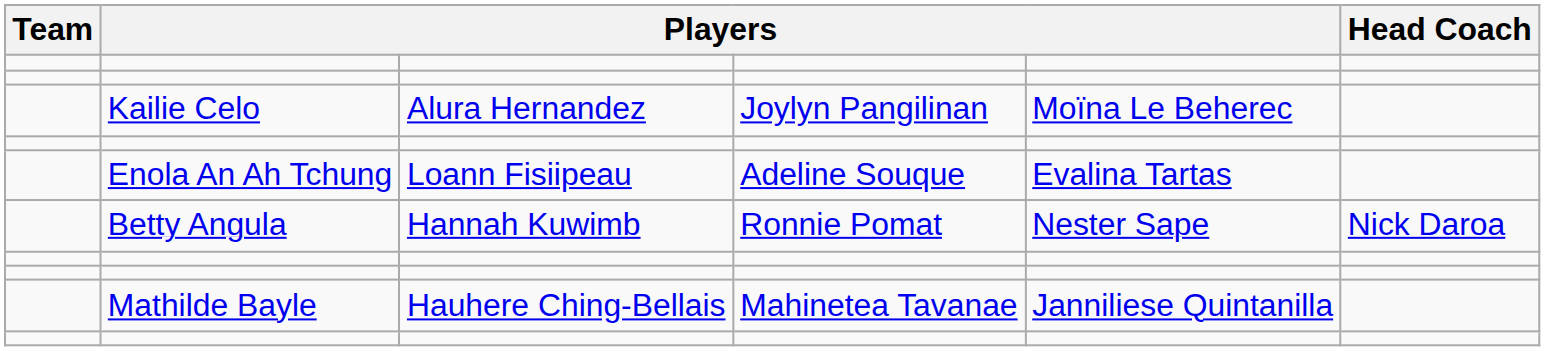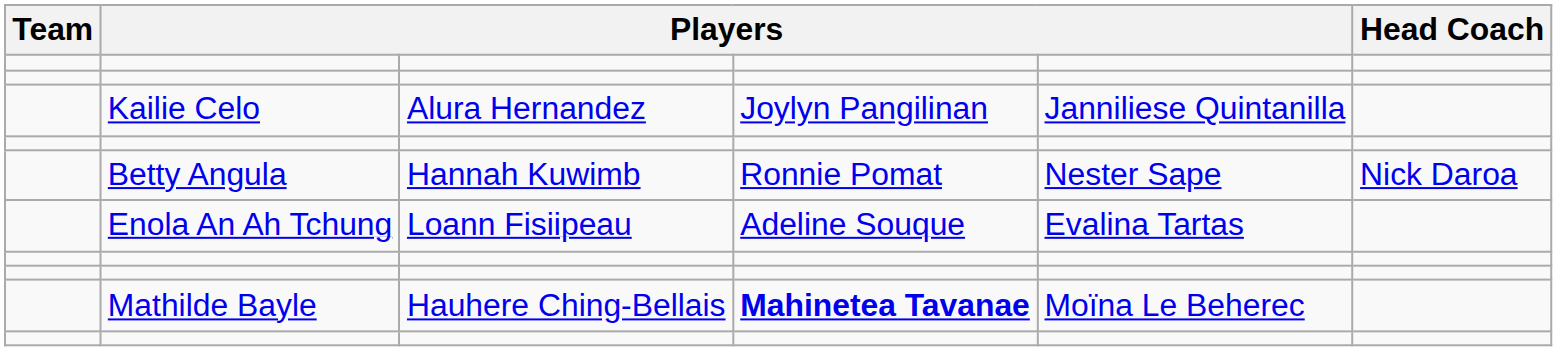(1162, 109) Moïna Le Beherec -> (1195, 109) Janniliese Quintanilla
rows swapped: (250, 174) <-> (197, 225)
(879, 305) normal -> (885, 305) bold
(1183, 305) Janniliese Quintanilla -> (1175, 305) Moïna Le Beherec
